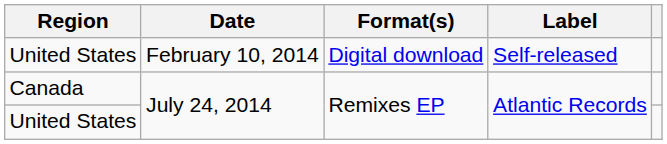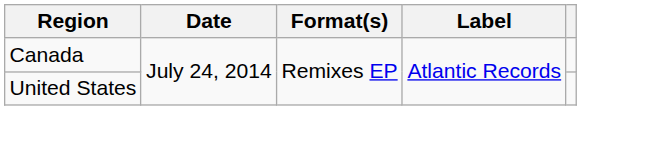- row: (73, 54)
